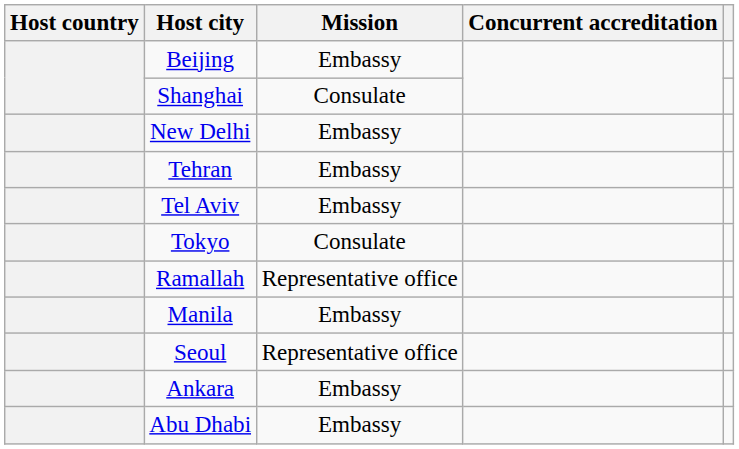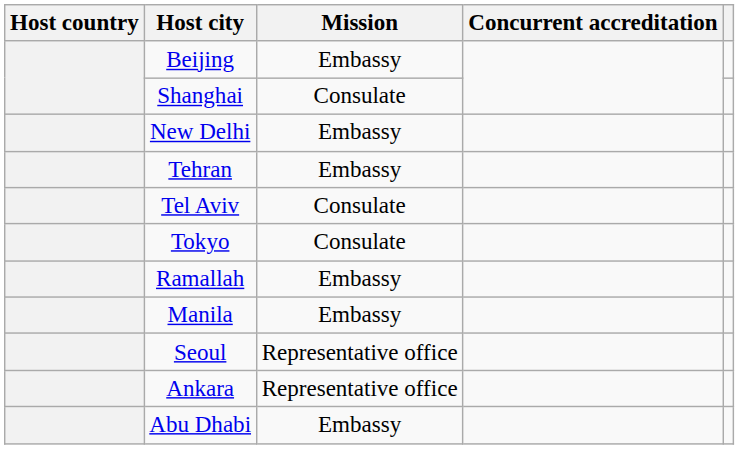(360, 205) Embassy -> (360, 205) Consulate
(360, 278) Representative office -> (360, 278) Embassy
(360, 388) Embassy -> (360, 388) Representative office
